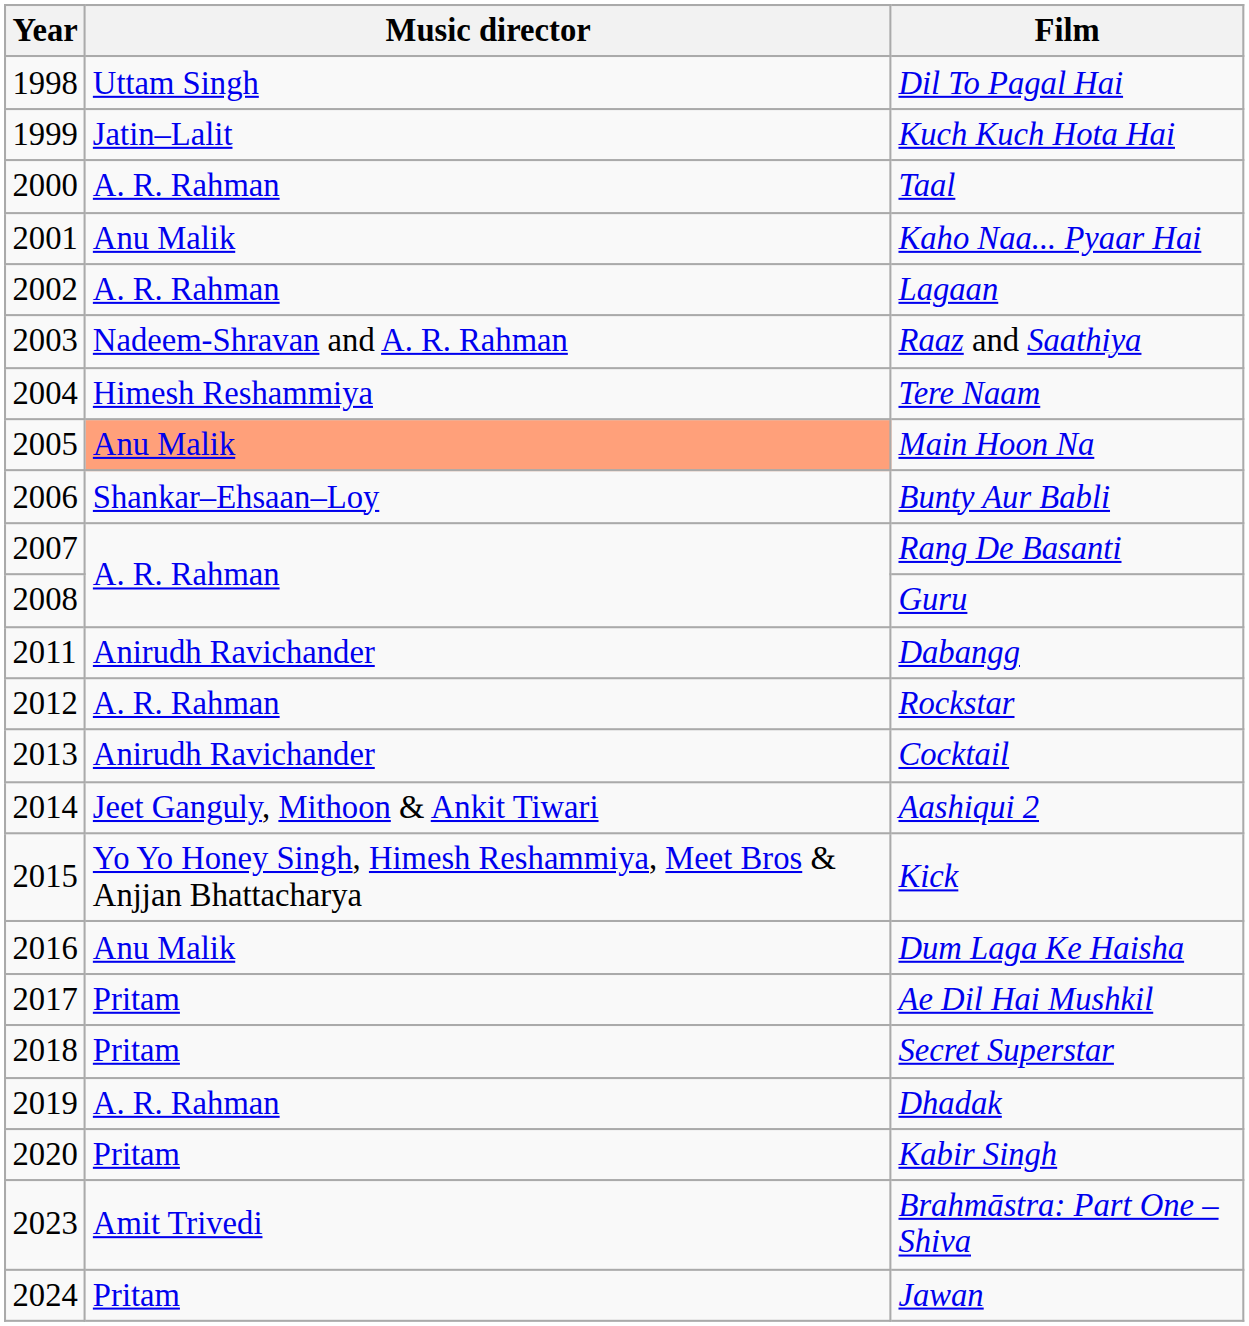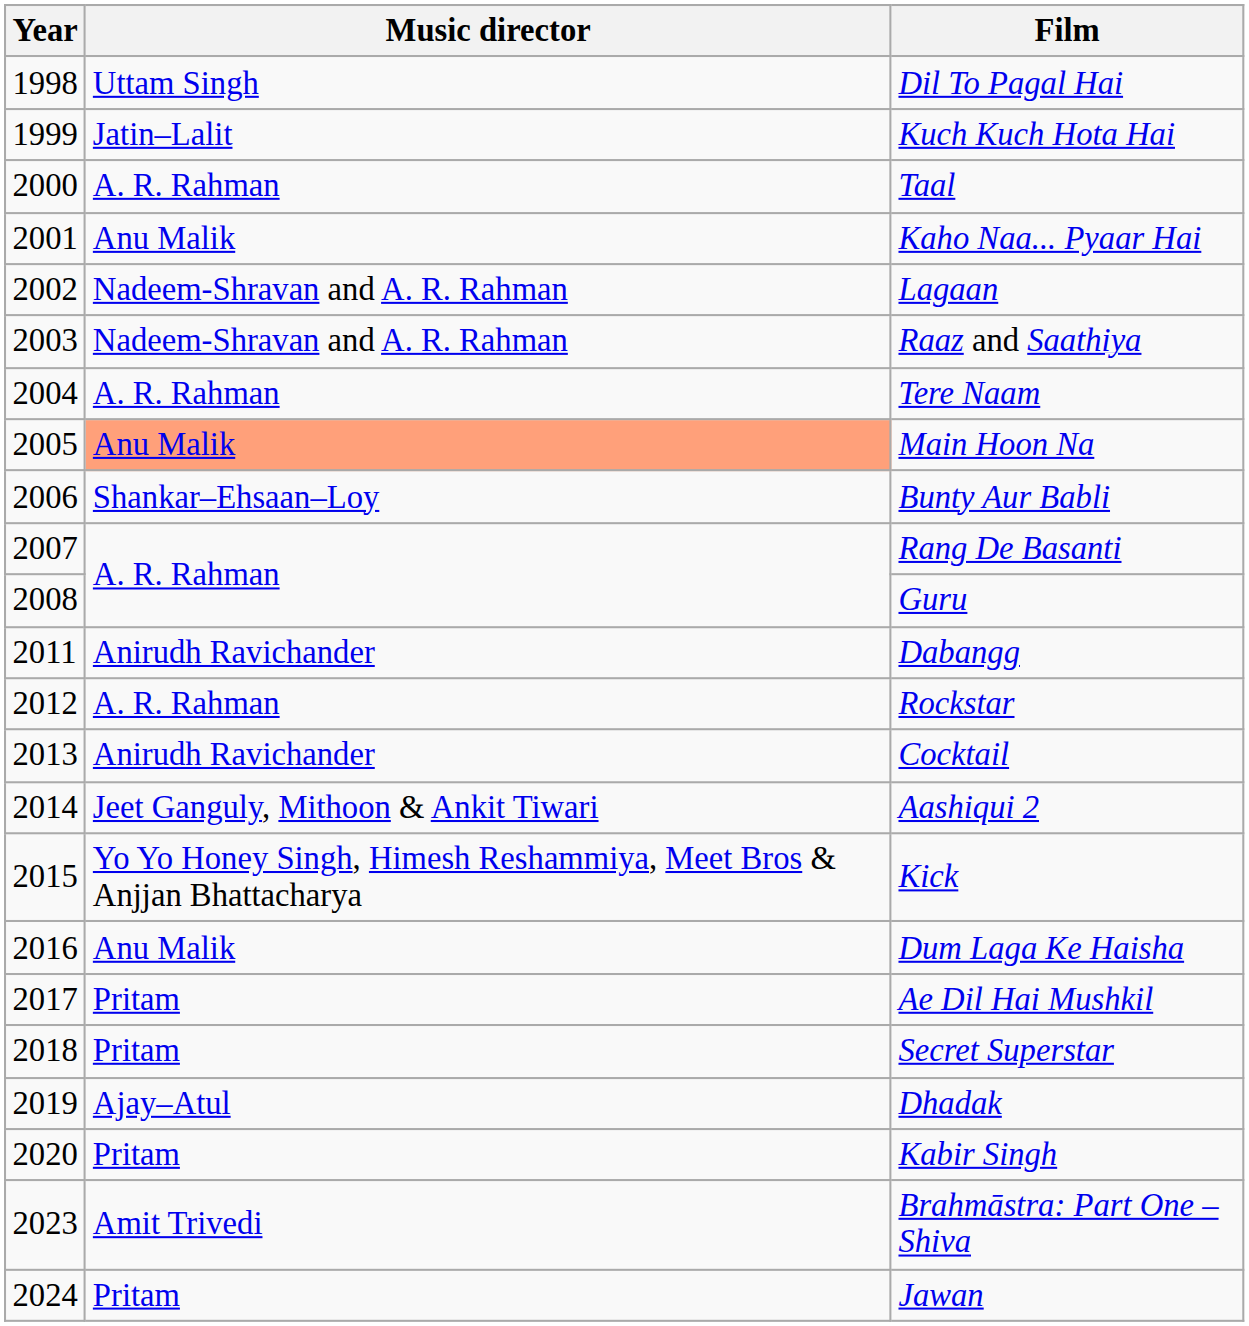(186, 289) A. R. Rahman -> (330, 289) Nadeem-Shravan and A. R. Rahman
(233, 392) Himesh Reshammiya -> (186, 392) A. R. Rahman
(186, 1102) A. R. Rahman -> (162, 1102) Ajay–Atul
